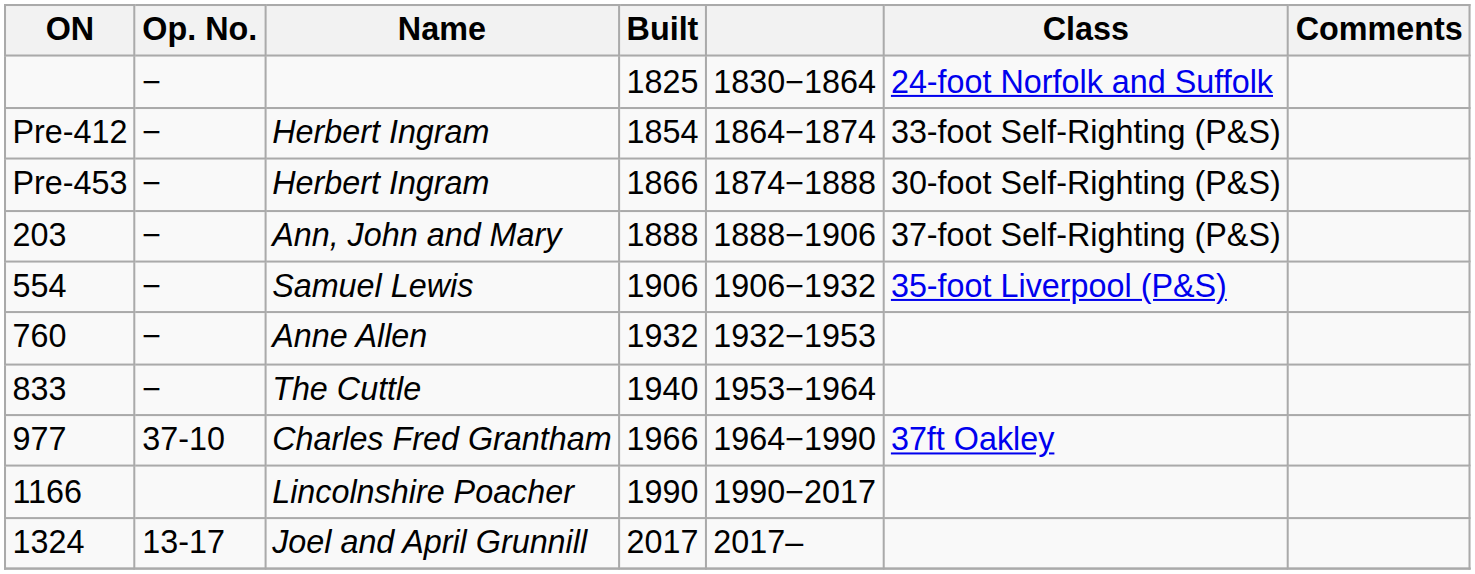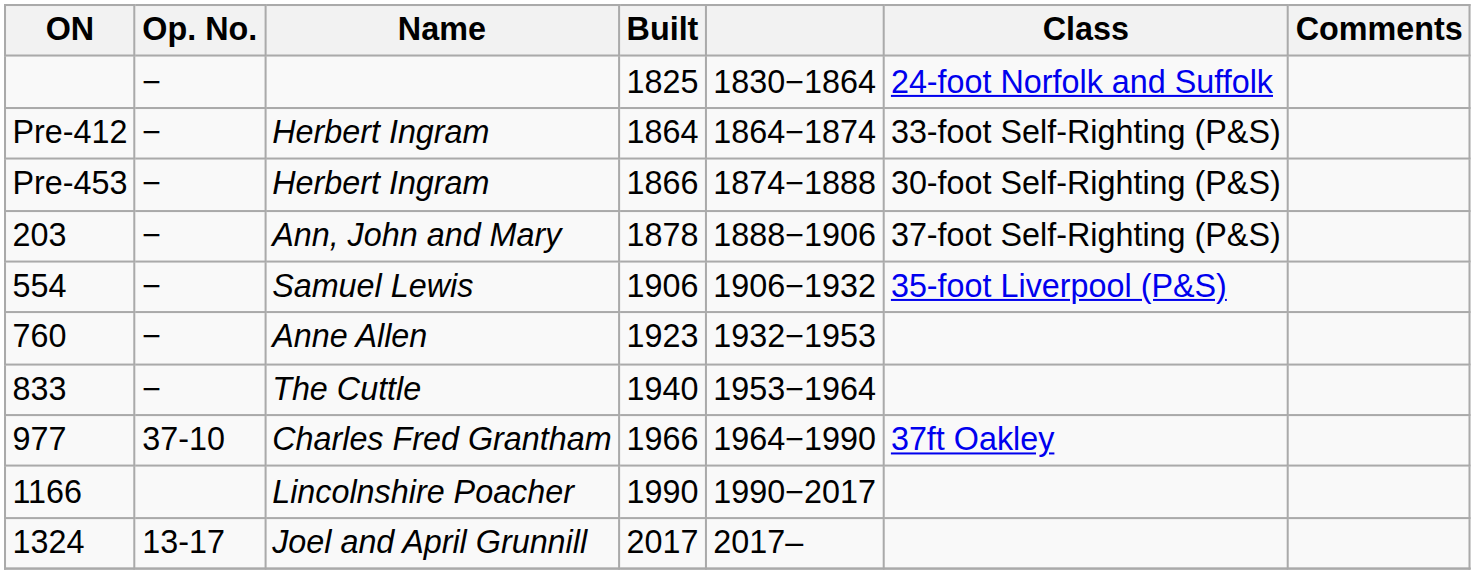(662, 132) 1854 -> (662, 132) 1864
(662, 235) 1888 -> (662, 235) 1878
(662, 337) 1932 -> (662, 337) 1923
